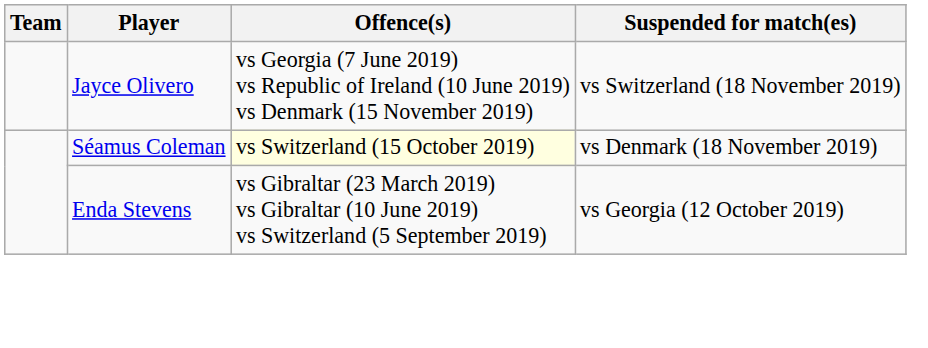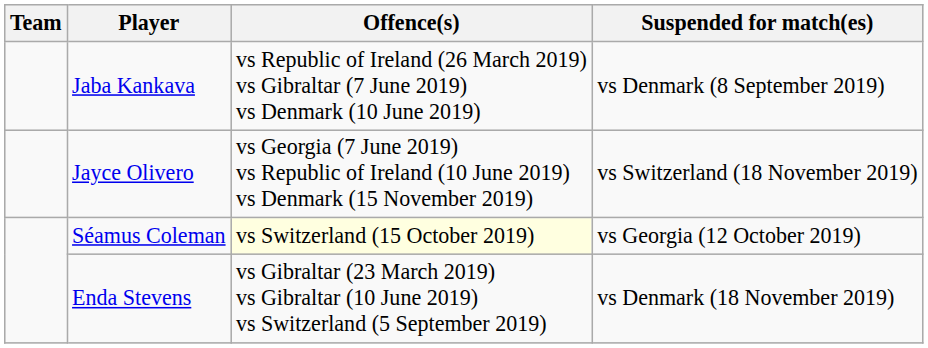+ row: (134, 85)
(729, 147) vs Denmark (18 November 2019) -> (729, 236) vs Georgia (12 October 2019)
(712, 210) vs Georgia (12 October 2019) -> (746, 298) vs Denmark (18 November 2019)
